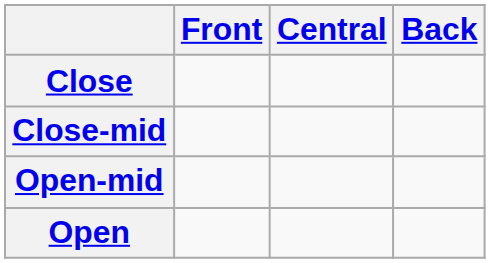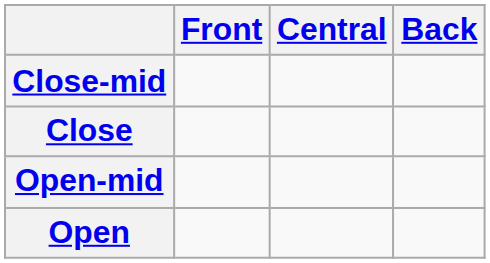rows swapped: (89, 80) <-> (89, 130)
